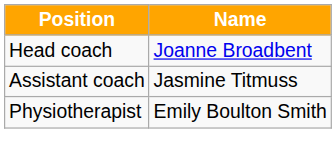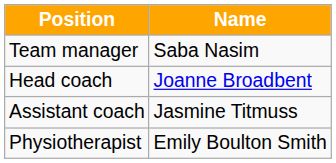+ row: (74, 50)
